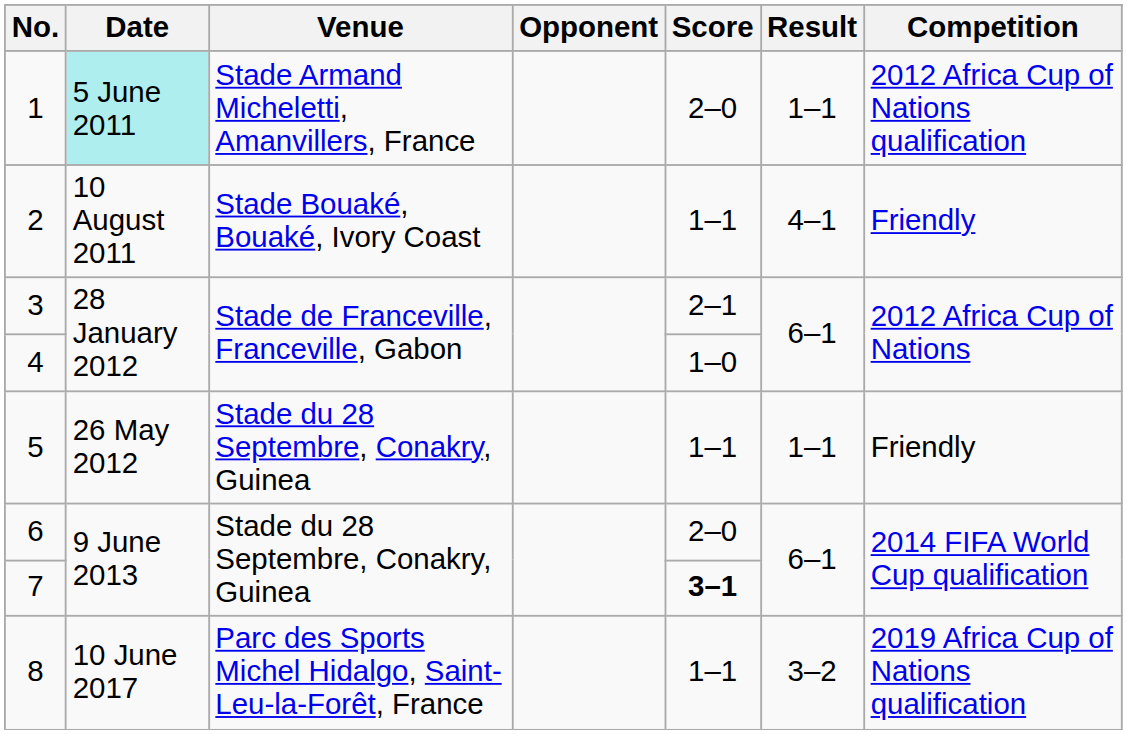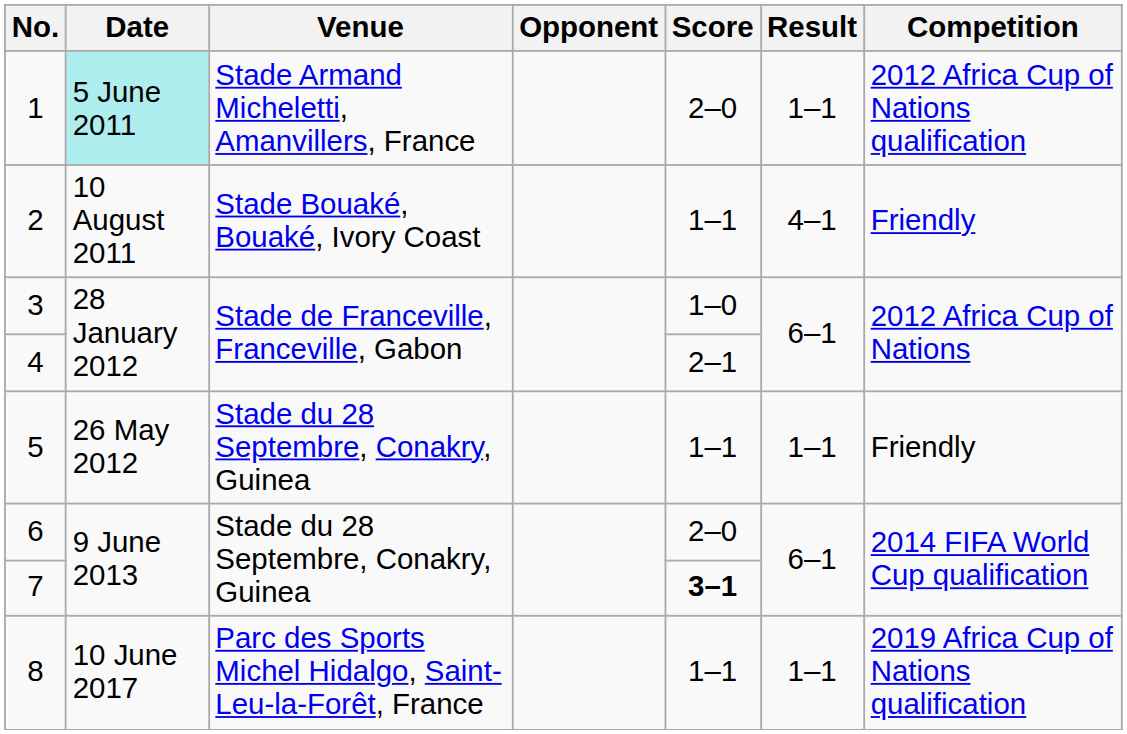(713, 305) 2–1 -> (713, 305) 1–0
(713, 361) 1–0 -> (713, 361) 2–1
(812, 672) 3–2 -> (812, 672) 1–1
